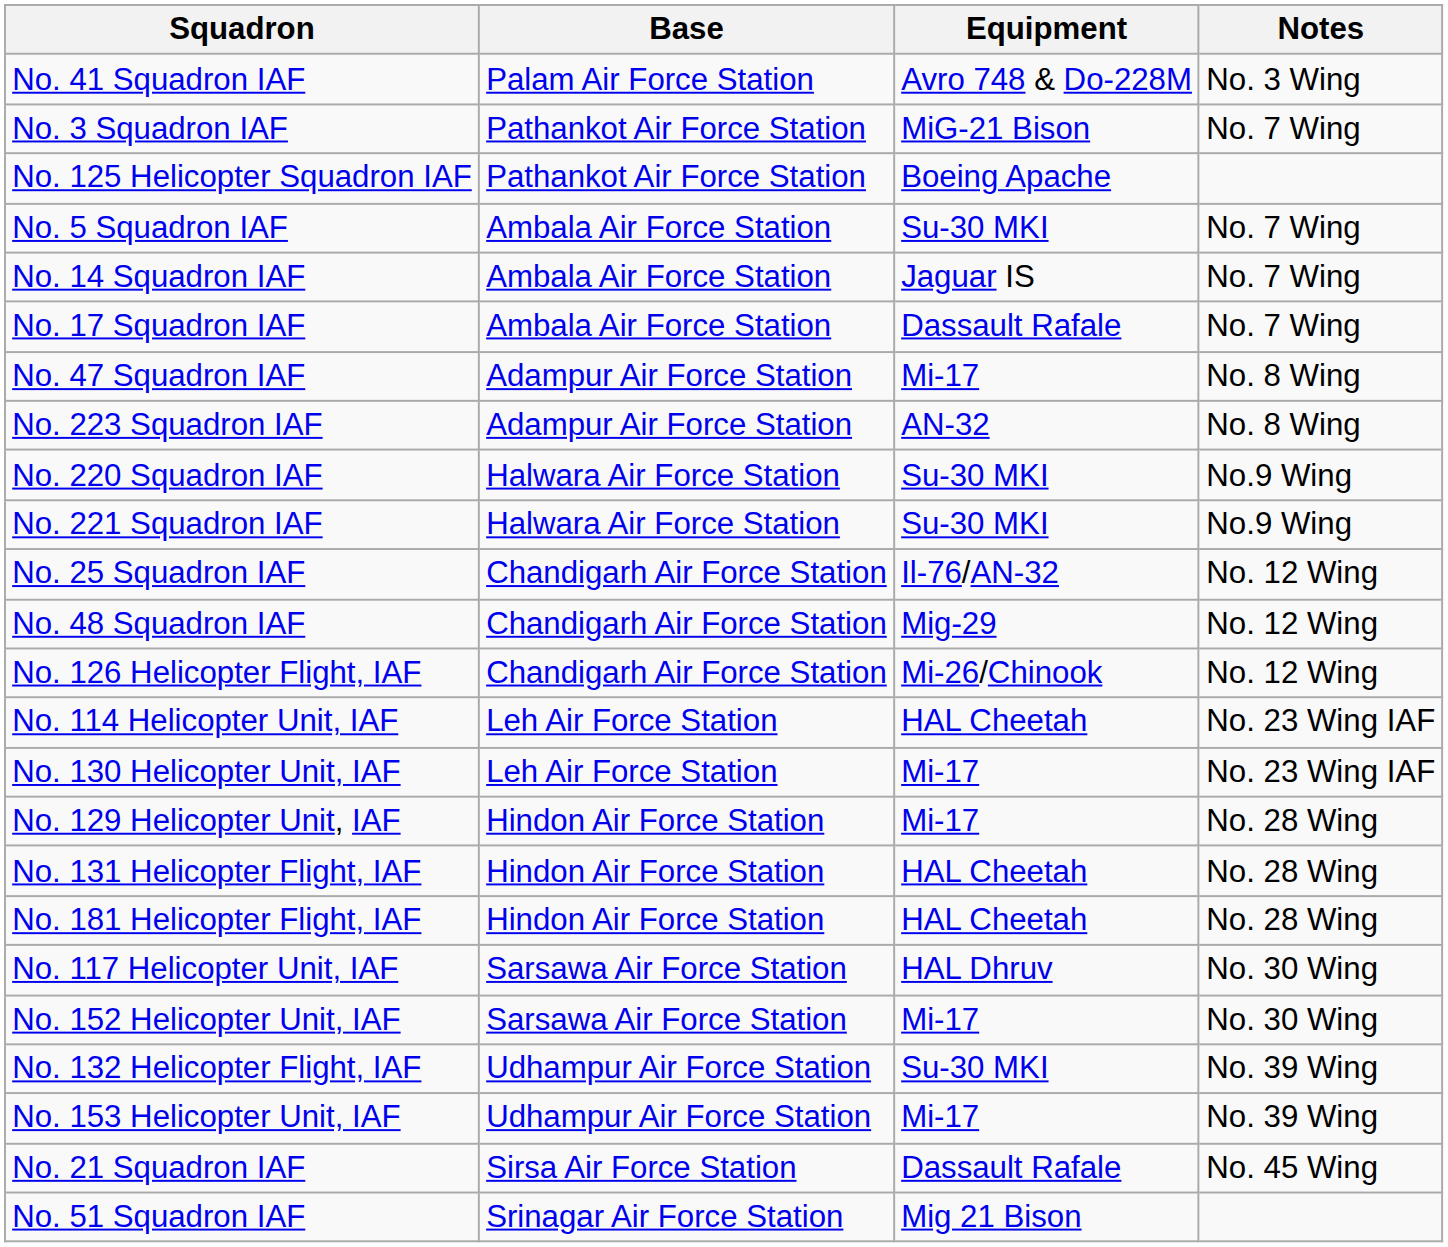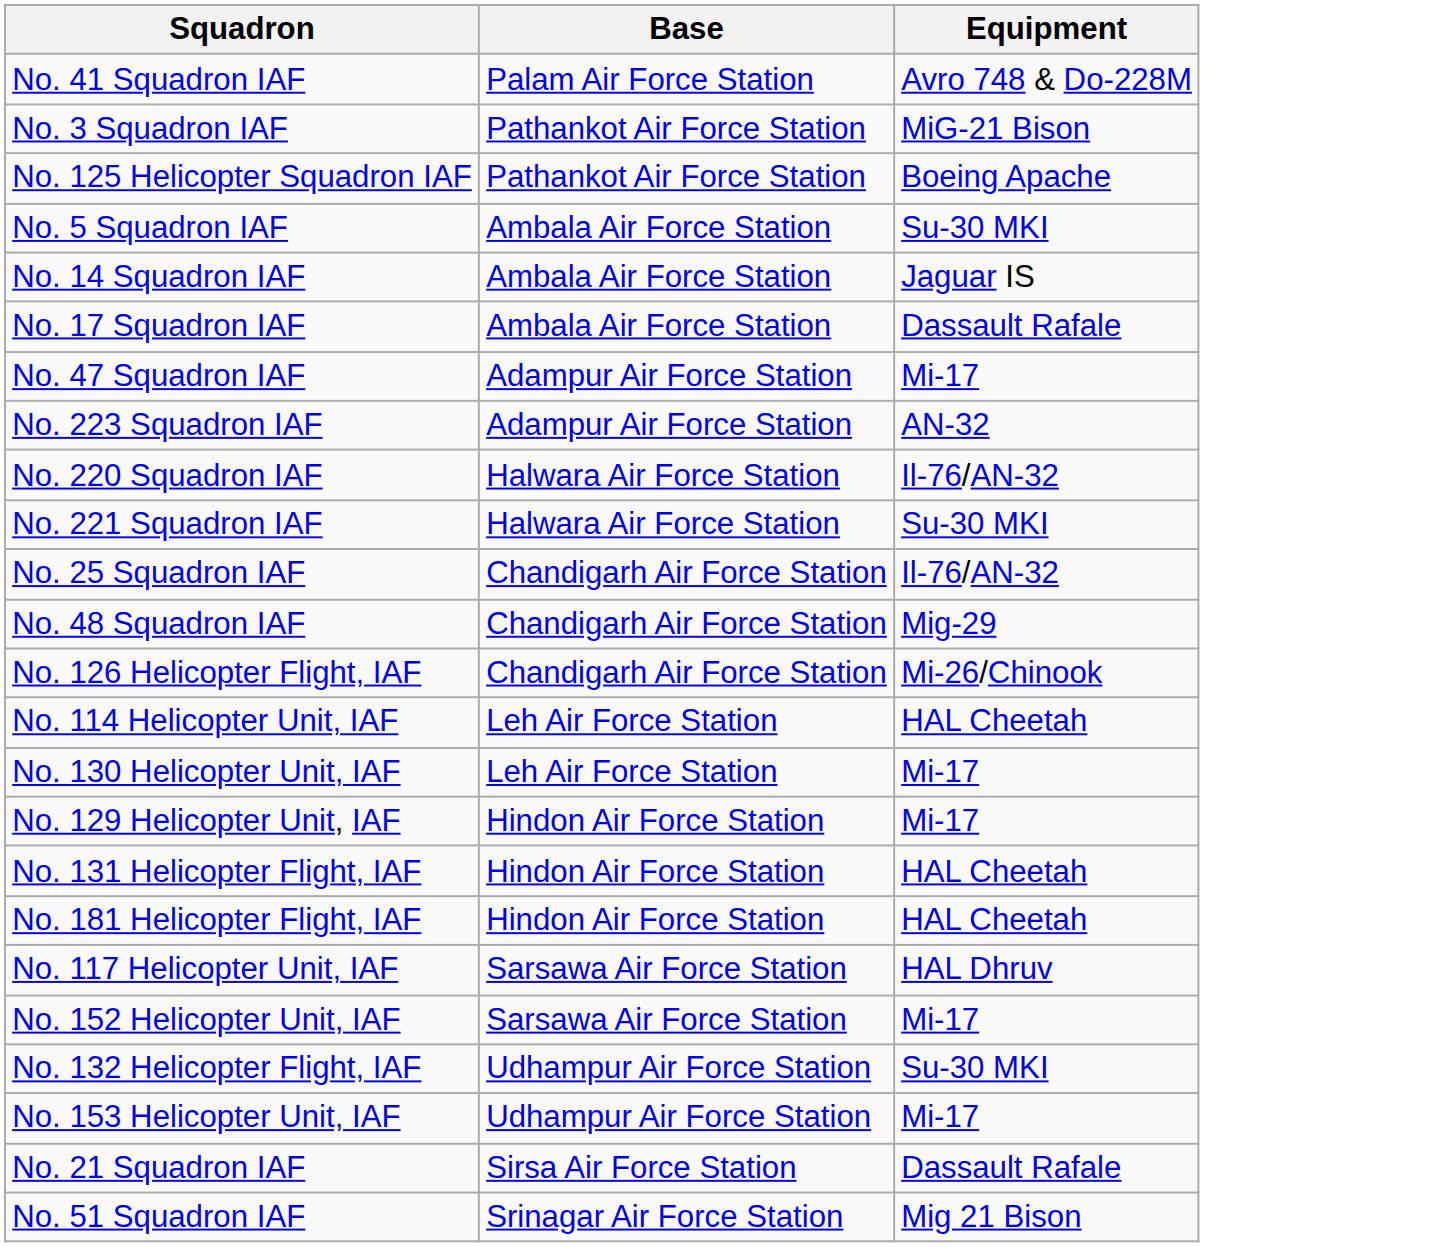- column: (1321, 29)
(975, 474) Su-30 MKI -> (980, 474) Il-76/AN-32
